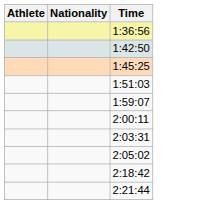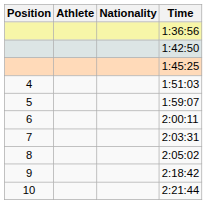+ column: (29, 13)
